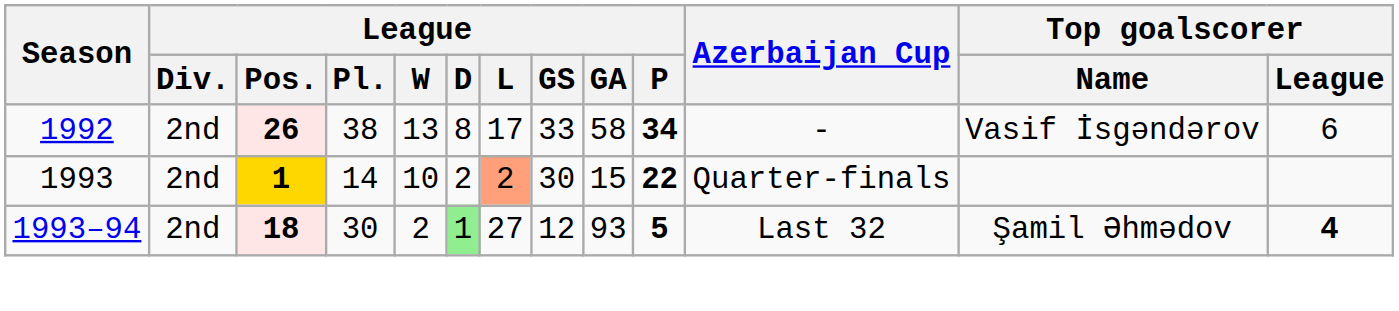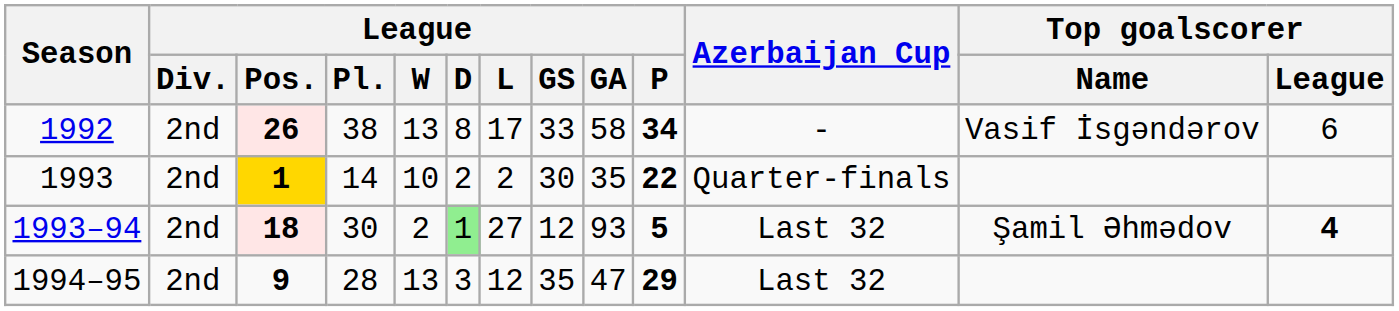(505, 180) lightsalmon background -> (505, 180) no background
(608, 180) 15 -> (608, 180) 35
+ row: (77, 280)
